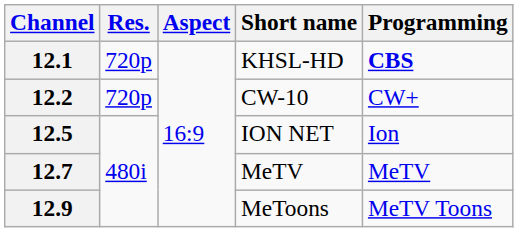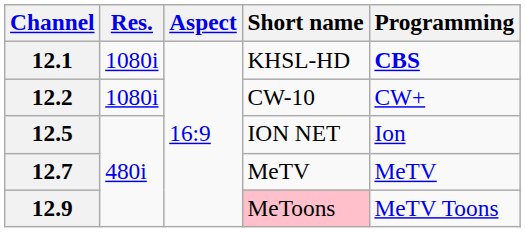(129, 60) 720p -> (132, 60) 1080i
(129, 97) 720p -> (132, 97) 1080i
(285, 208) no background -> (291, 208) pink background
